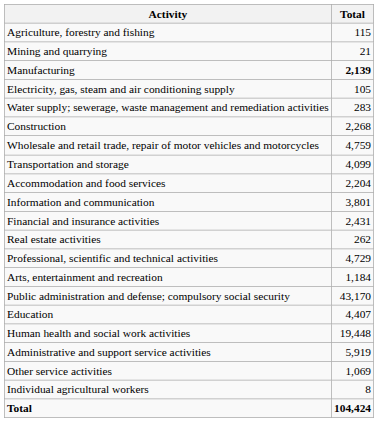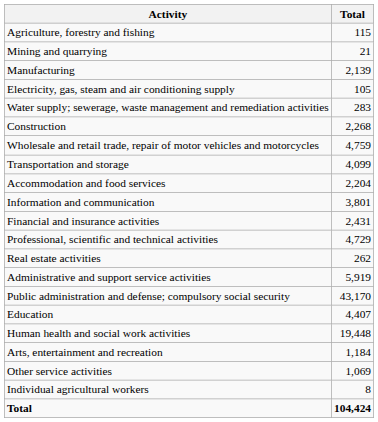(358, 70) bold -> (358, 70) normal
rows swapped: (54, 239) <-> (113, 258)
rows swapped: (109, 352) <-> (85, 277)
